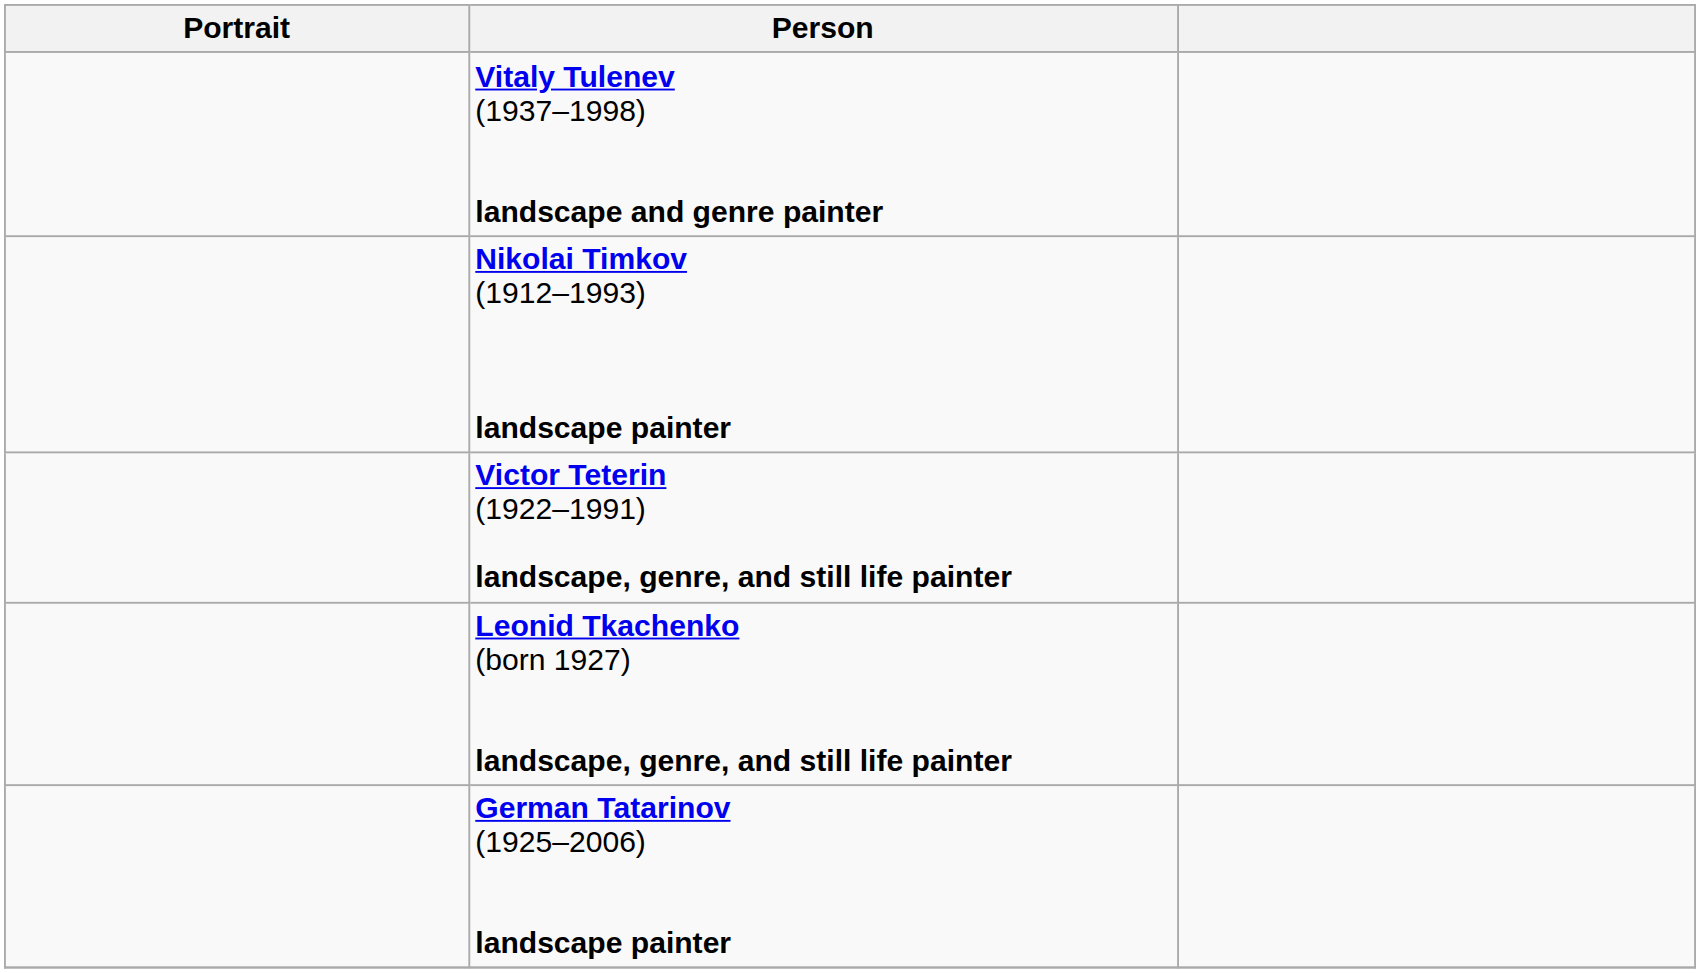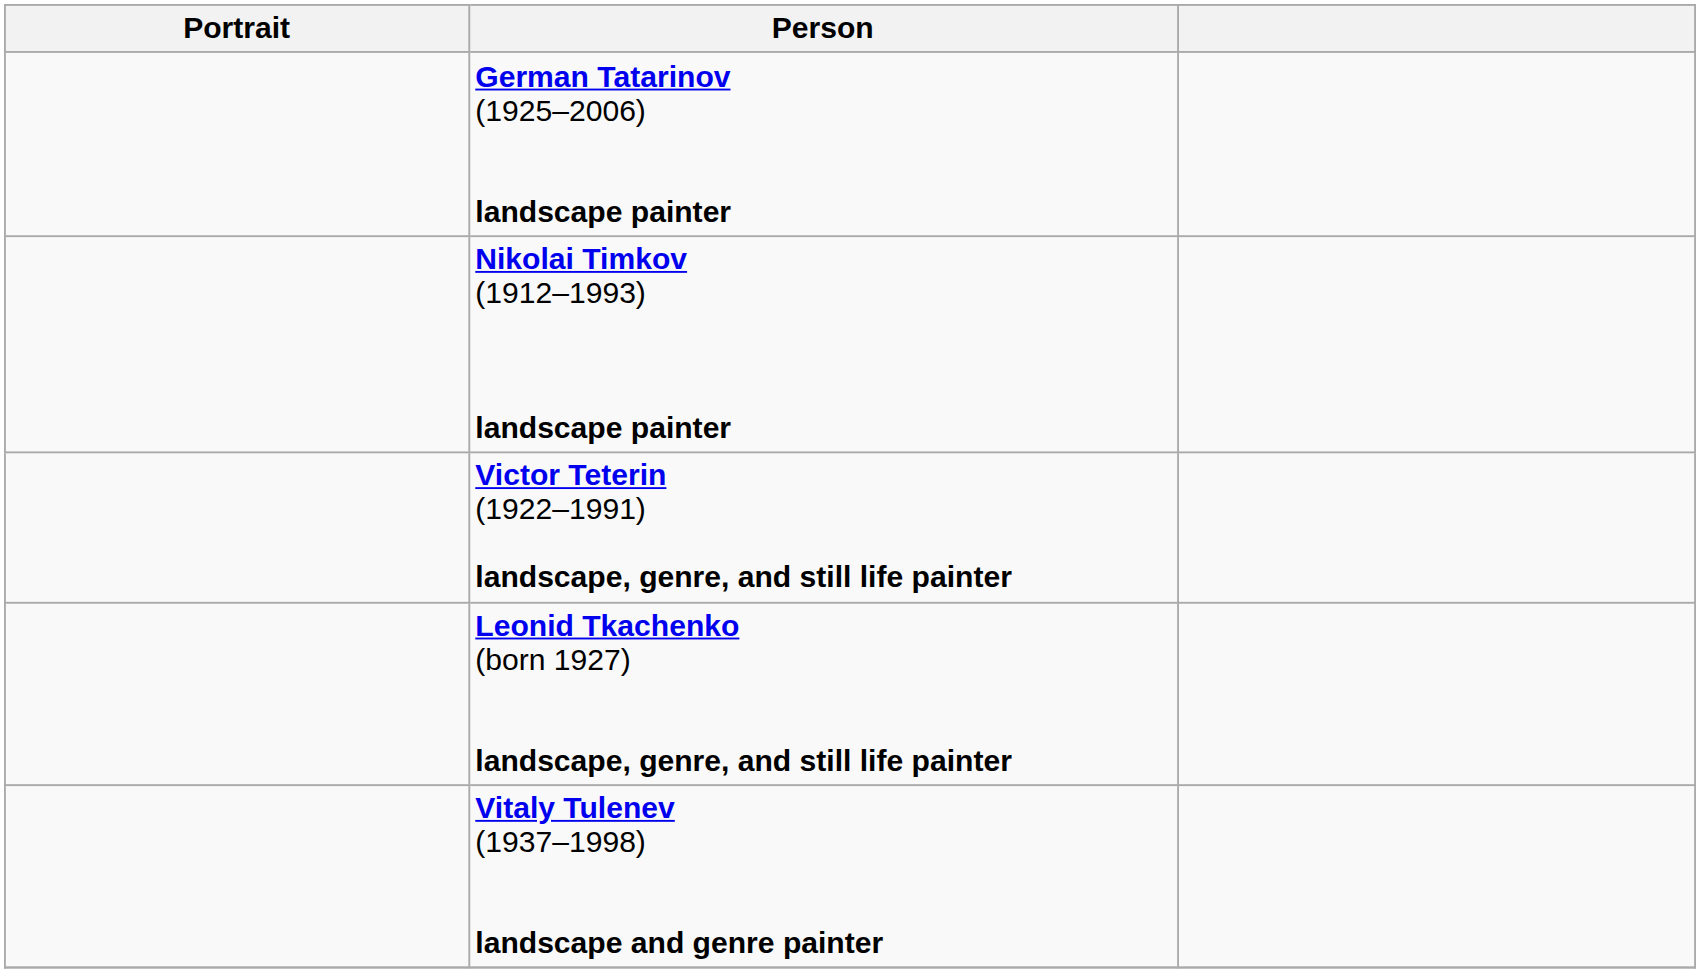rows swapped: (603, 875) <-> (679, 143)
